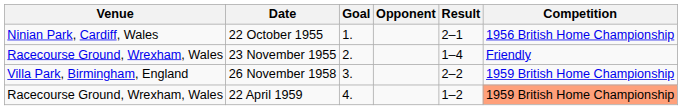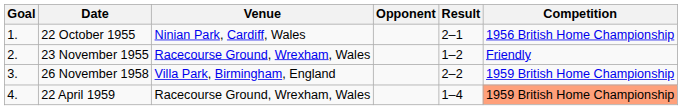columns swapped: (356, 14) <-> (115, 14)
(452, 54) 1–4 -> (452, 54) 1–2
(452, 94) 1–2 -> (452, 94) 1–4
